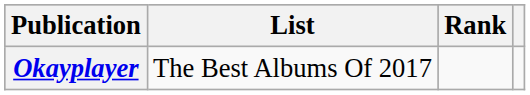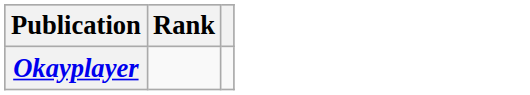- column: (292, 25)
